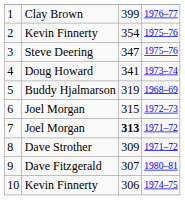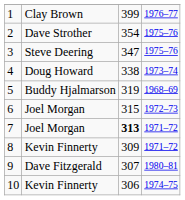(61, 33) Kevin Finnerty -> (58, 33) Dave Strother
(130, 71) 341 -> (130, 71) 338
(58, 147) Dave Strother -> (61, 147) Kevin Finnerty
